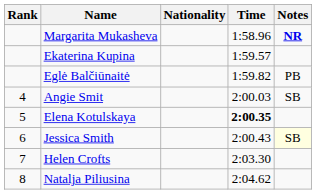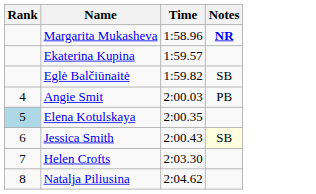- column: (194, 14)
(293, 76) PB -> (224, 76) SB
(293, 96) SB -> (224, 96) PB
(23, 117) no background -> (23, 117) lightblue background
(251, 117) bold -> (183, 117) normal
